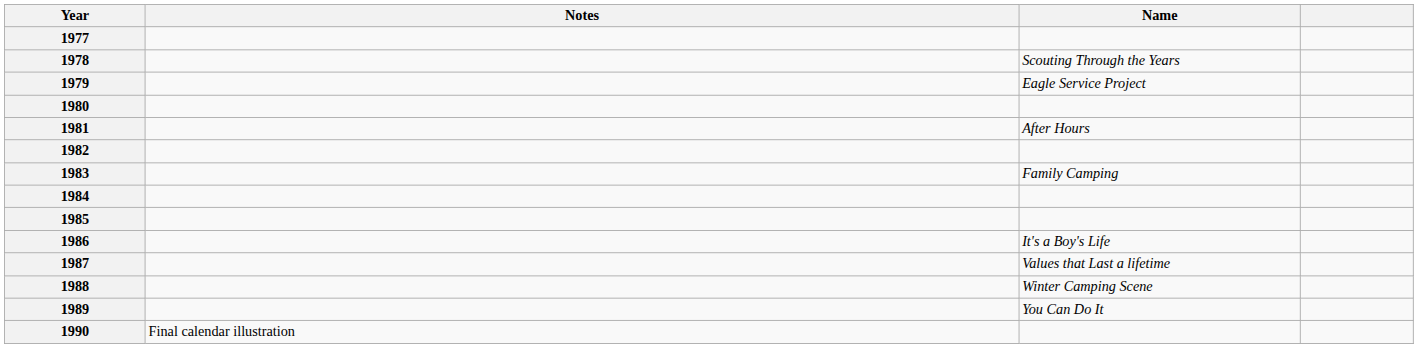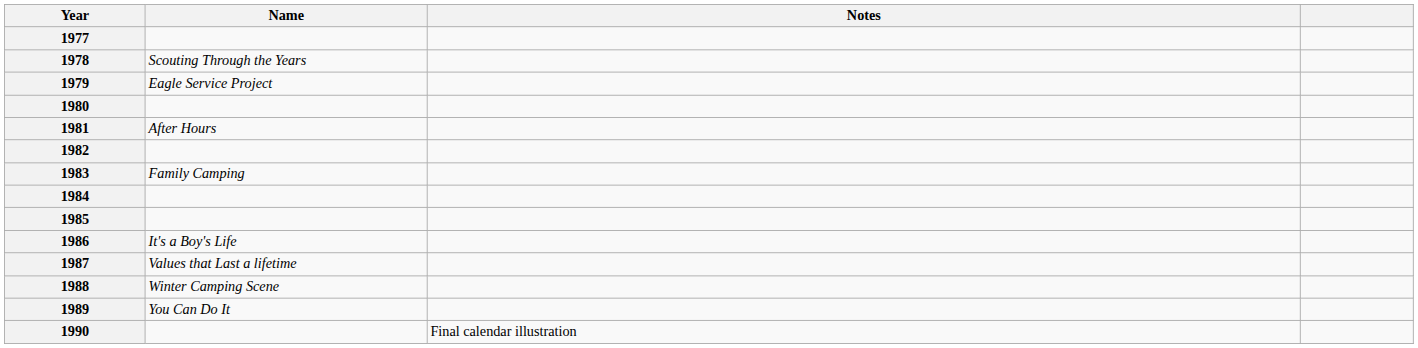columns swapped: (1160, 15) <-> (582, 15)
